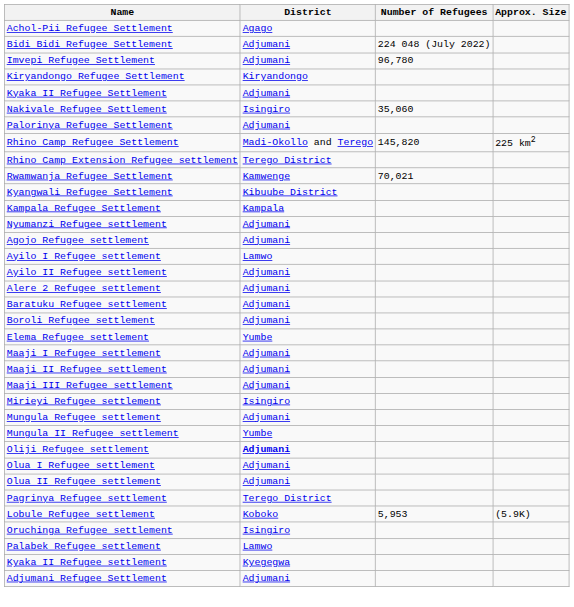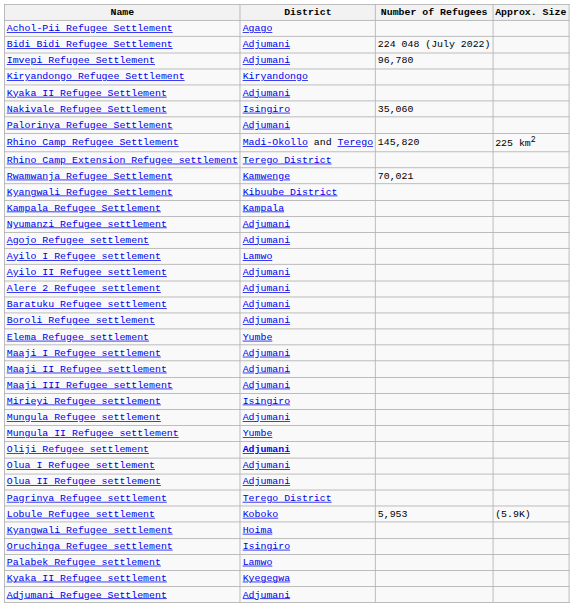+ row: (90, 530)
